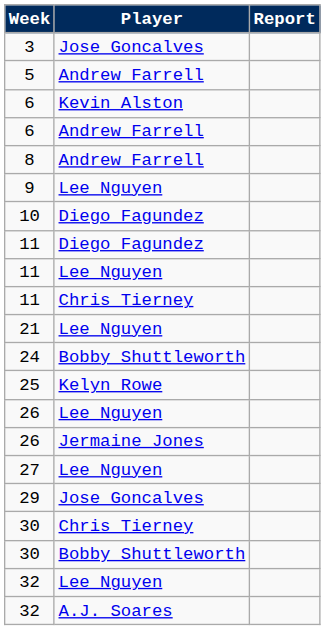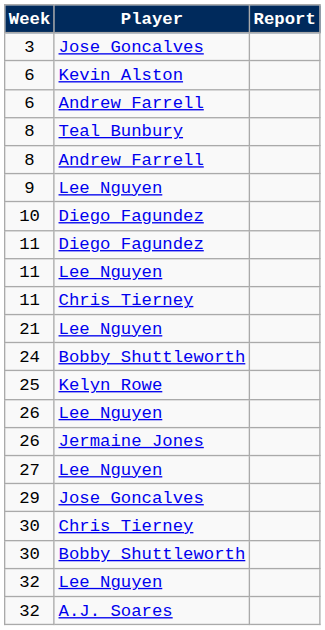- row: (30, 75)
+ row: (30, 131)
